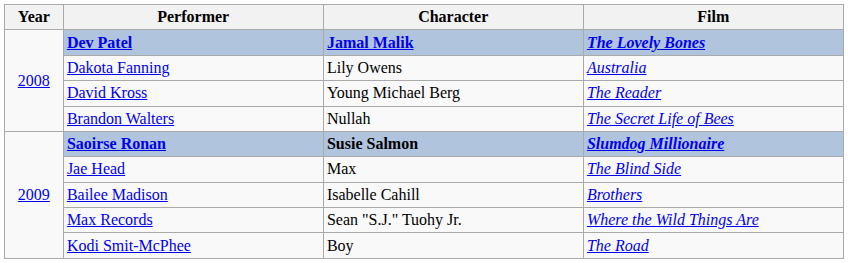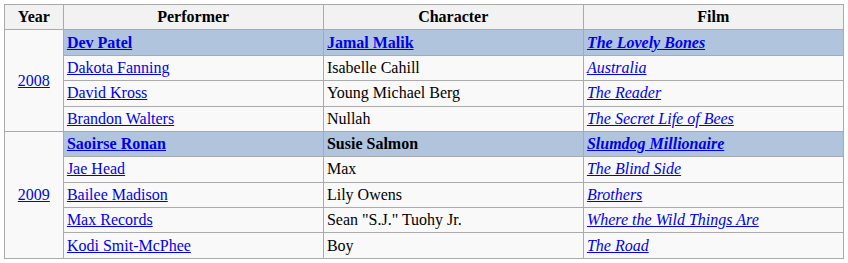(364, 67) Lily Owens -> (373, 67) Isabelle Cahill
(373, 194) Isabelle Cahill -> (364, 194) Lily Owens
